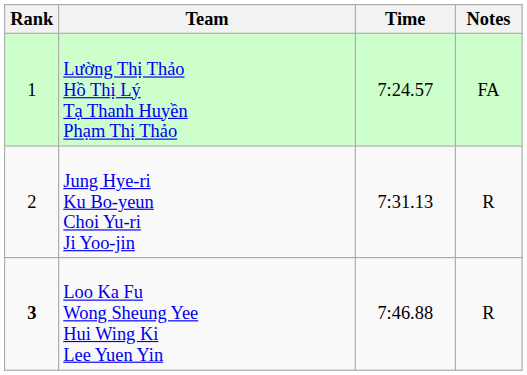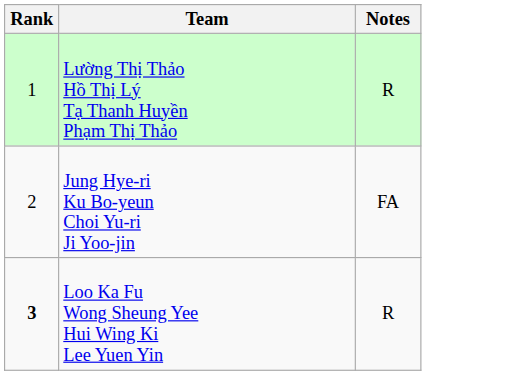- column: (405, 19)
(489, 89) FA -> (388, 89) R
(489, 201) R -> (388, 201) FA
